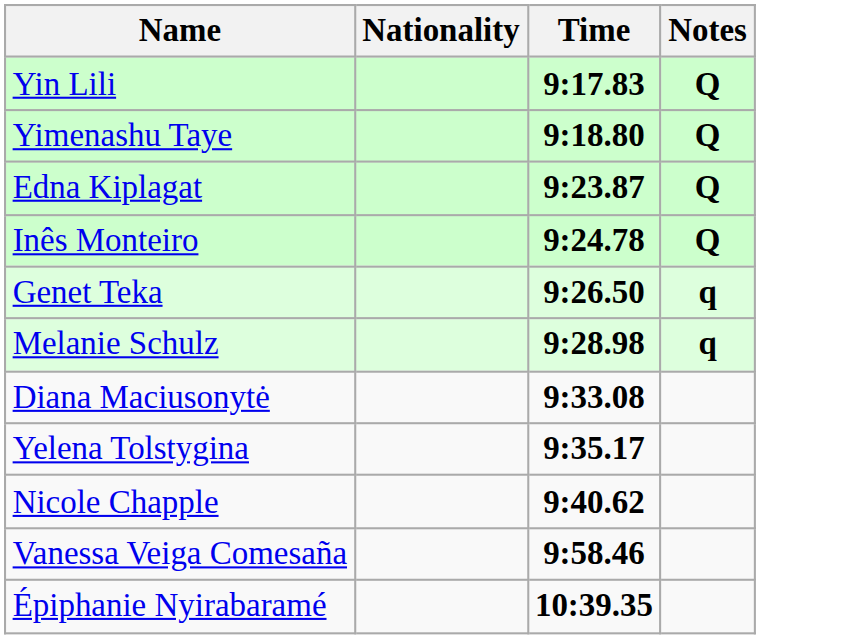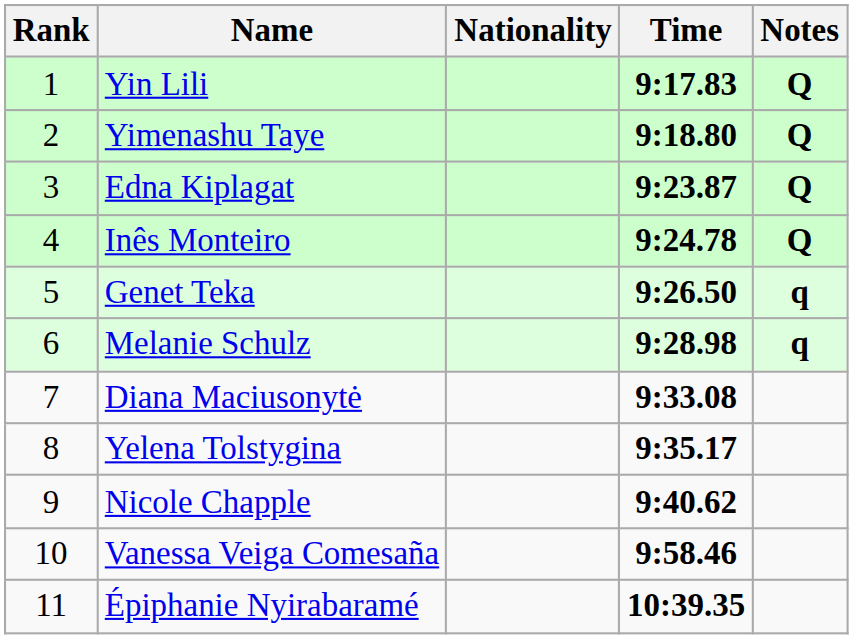+ column: (51, 30)
